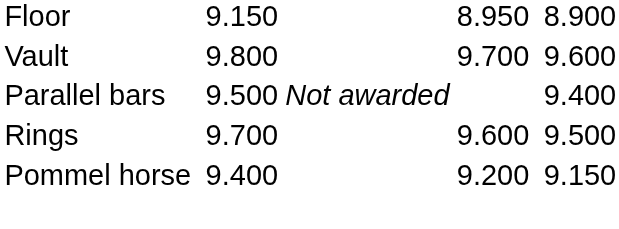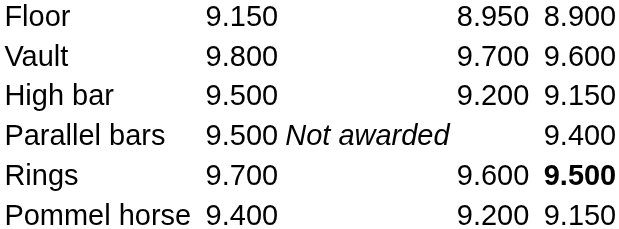+ row: (59, 95)
(580, 135) normal -> (580, 175) bold
